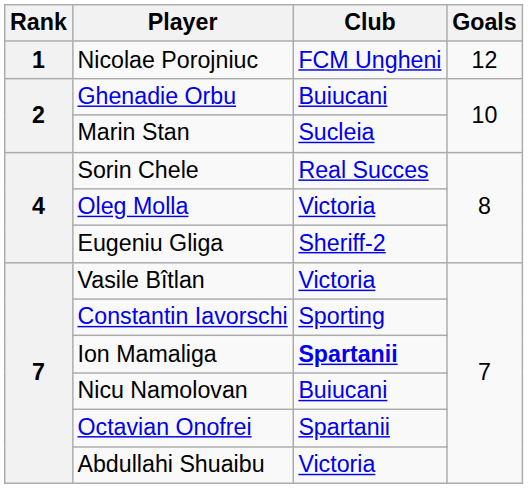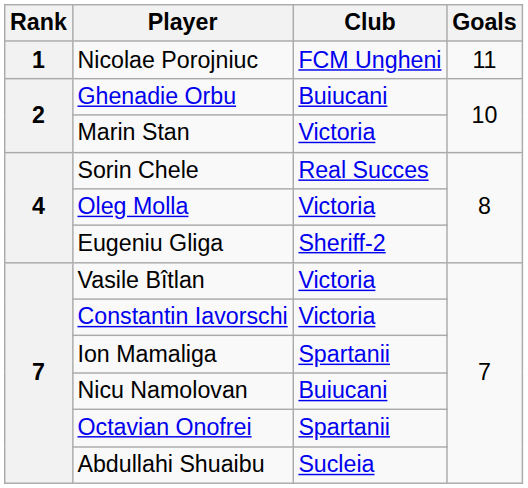(484, 59) 12 -> (484, 59) 11
(336, 133) Sucleia -> (337, 133) Victoria
(342, 317) Sporting -> (337, 317) Victoria
(348, 354) bold -> (344, 354) normal
(337, 464) Victoria -> (336, 464) Sucleia
